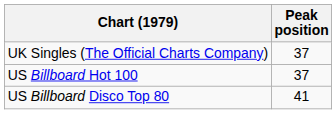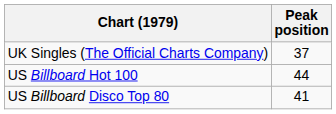(302, 75) 37 -> (302, 75) 44
